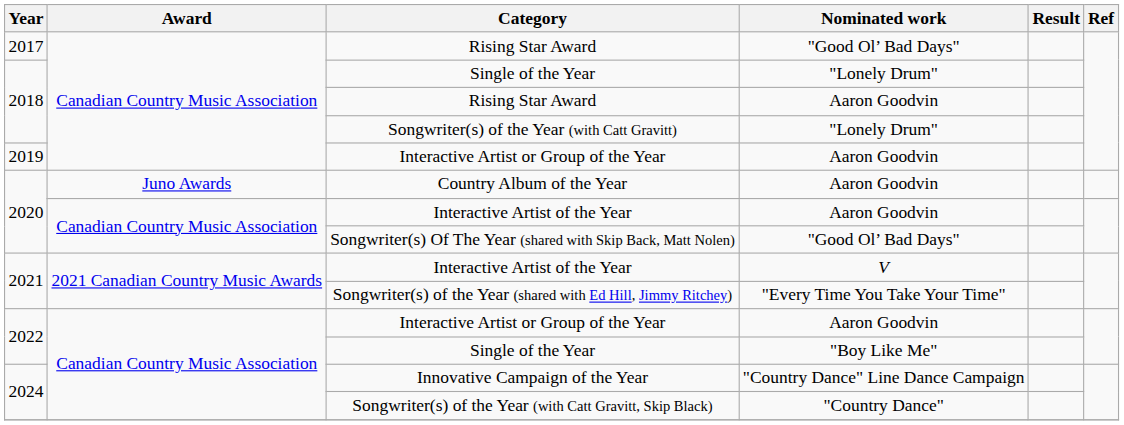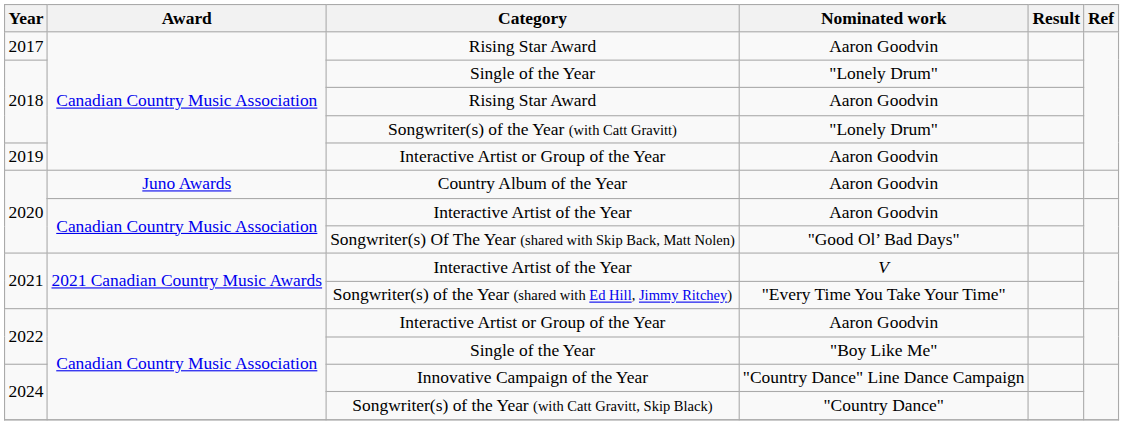(884, 45) "Good Ol’ Bad Days" -> (884, 45) Aaron Goodvin
